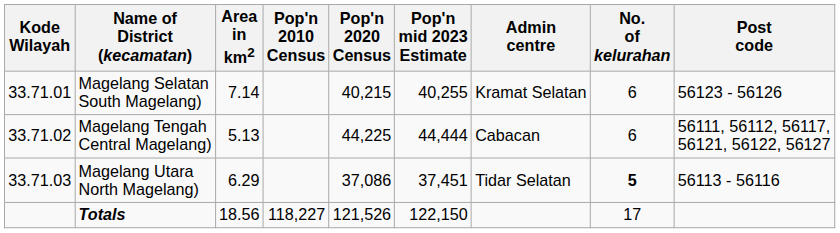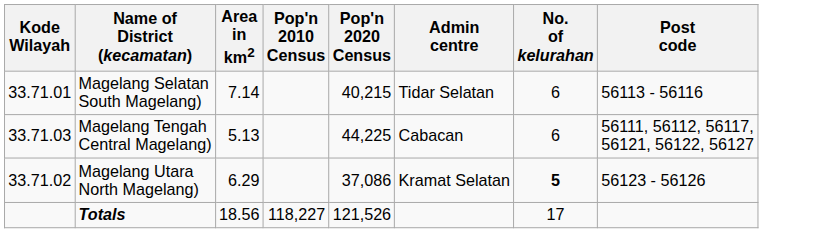- column: (433, 37)
(531, 92) Kramat Selatan -> (446, 92) Tidar Selatan
(730, 92) 56123 - 56126 -> (652, 92) 56113 - 56116
(40, 136) 33.71.02 -> (40, 136) 33.71.03
(40, 180) 33.71.03 -> (40, 180) 33.71.02
(523, 180) Tidar Selatan -> (454, 180) Kramat Selatan
(729, 180) 56113 - 56116 -> (653, 180) 56123 - 56126
